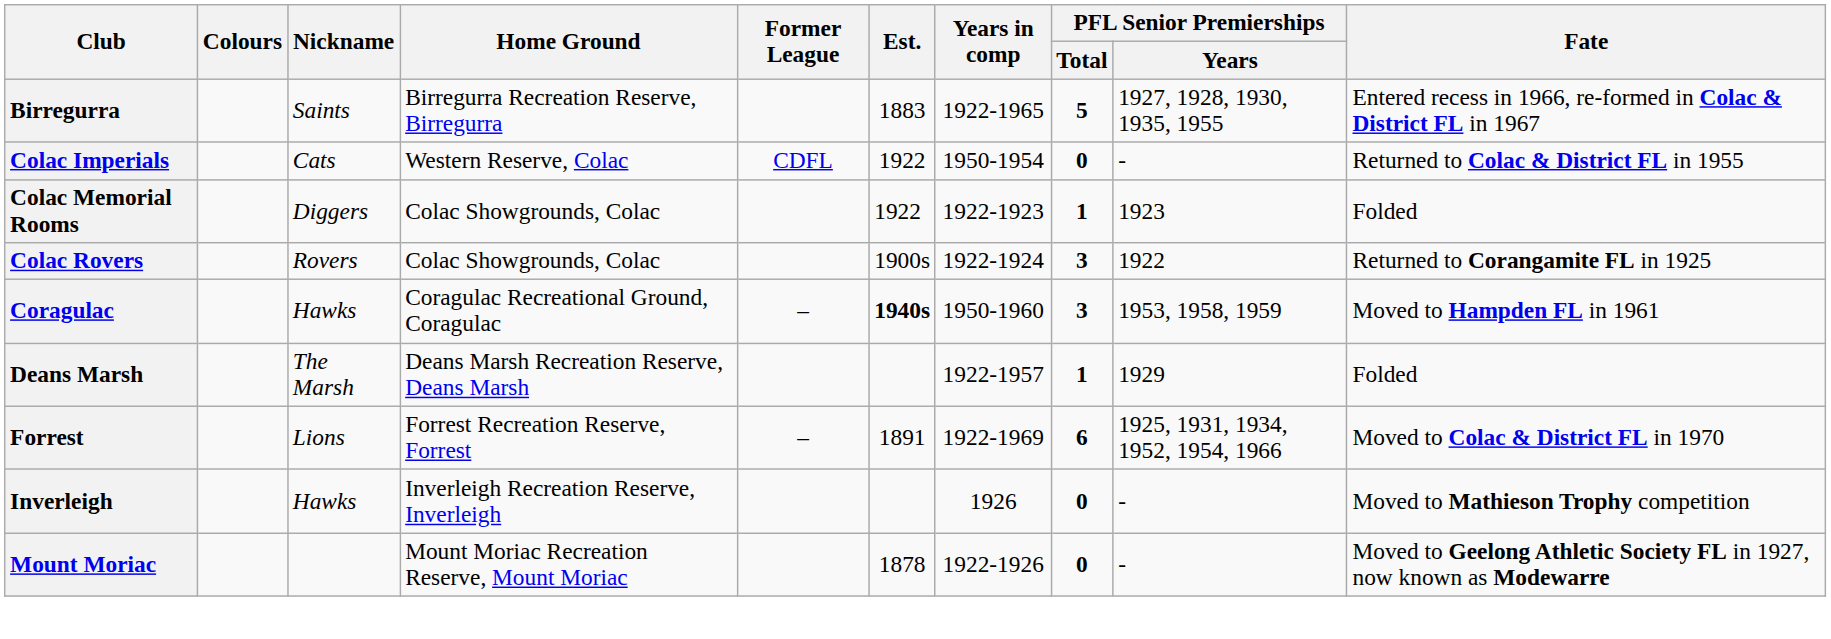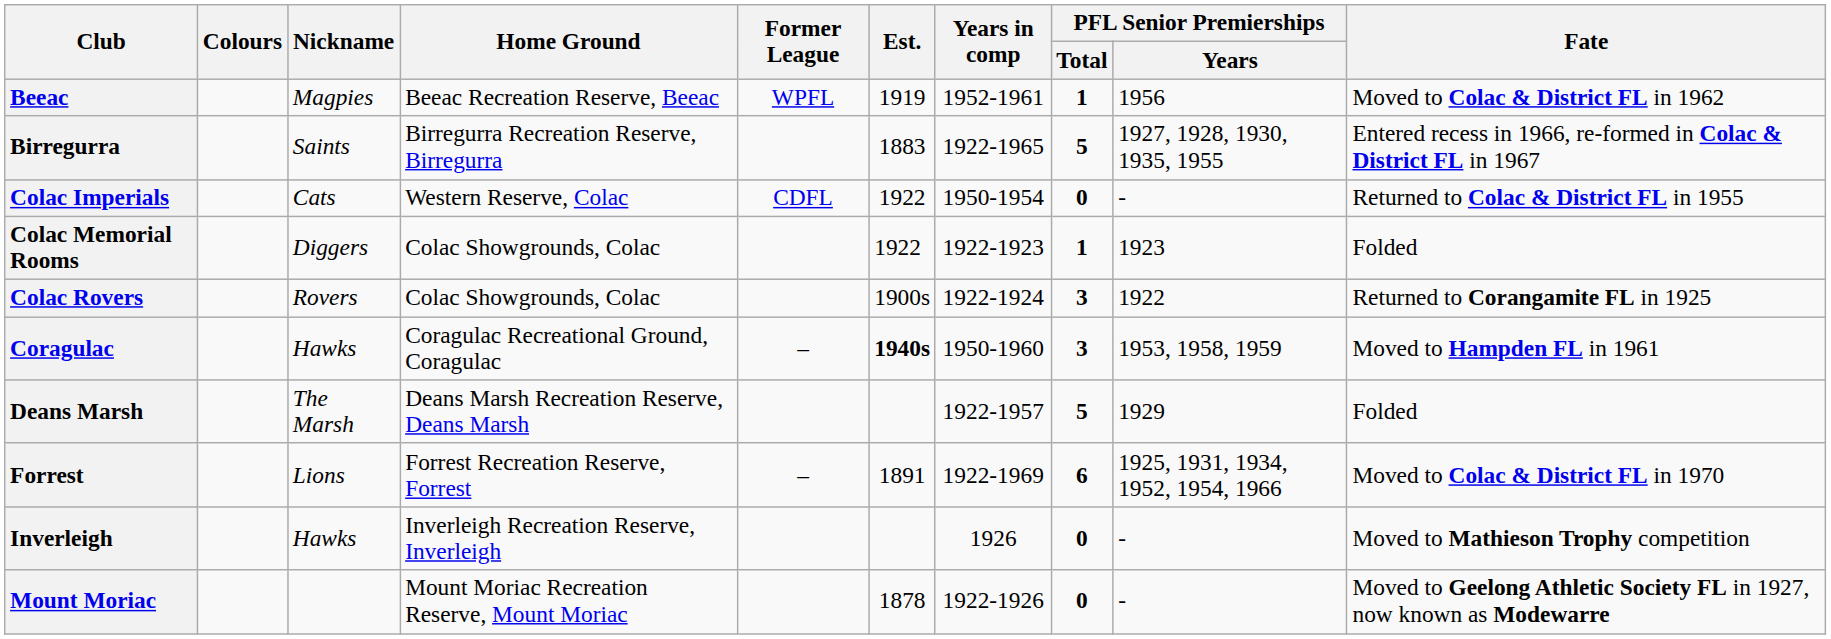+ row: (39, 97)
(1082, 374) 1 -> (1082, 411) 5
